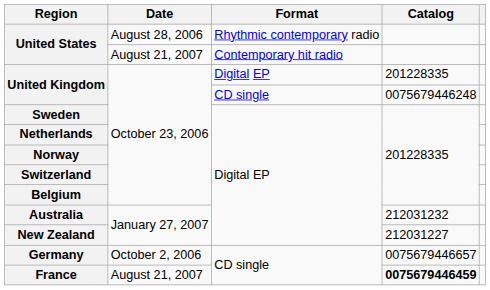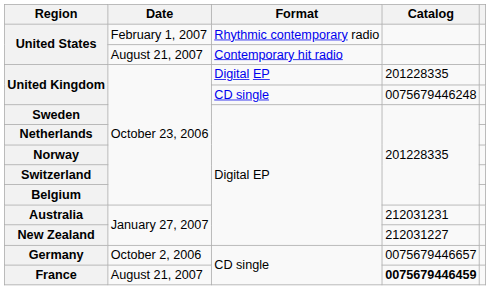(157, 34) August 28, 2006 -> (159, 34) February 1, 2007
(417, 214) 212031232 -> (417, 214) 212031231
